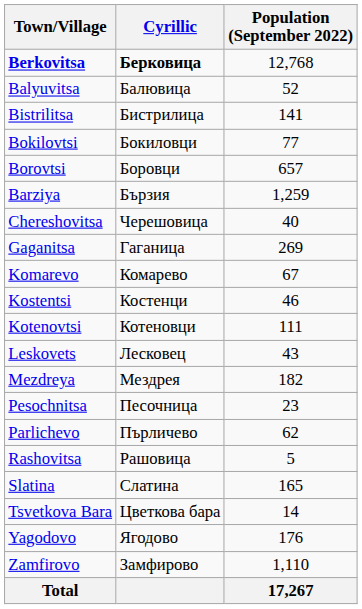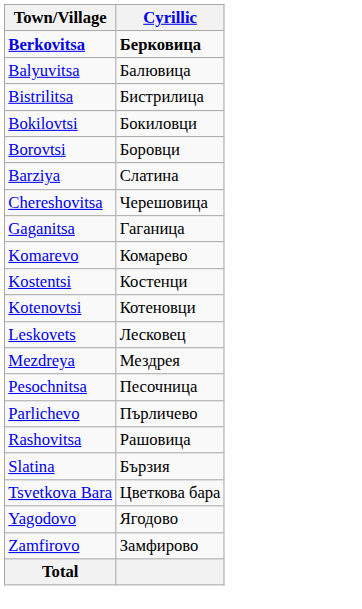- column: (291, 27)
(145, 194) Бързия -> (149, 176) Слатина
(149, 485) Слатина -> (145, 466) Бързия
